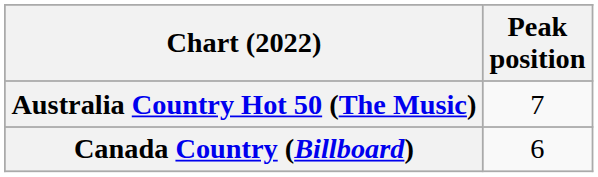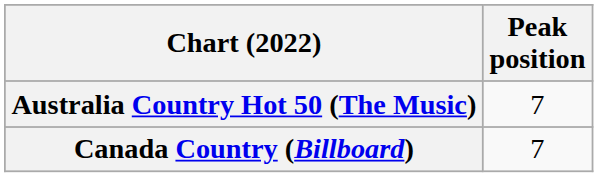(537, 148) 6 -> (537, 148) 7
